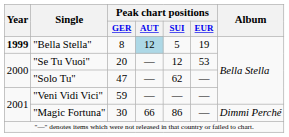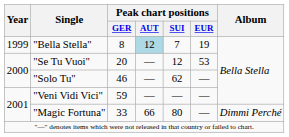(18, 44) bold -> (18, 44) normal
(177, 44) 5 -> (177, 44) 7
(122, 78) 47 -> (122, 78) 46
(122, 112) 30 -> (122, 112) 33
(177, 112) 86 -> (177, 112) 80
